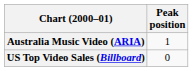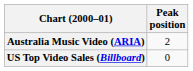(167, 41) 1 -> (167, 41) 2
